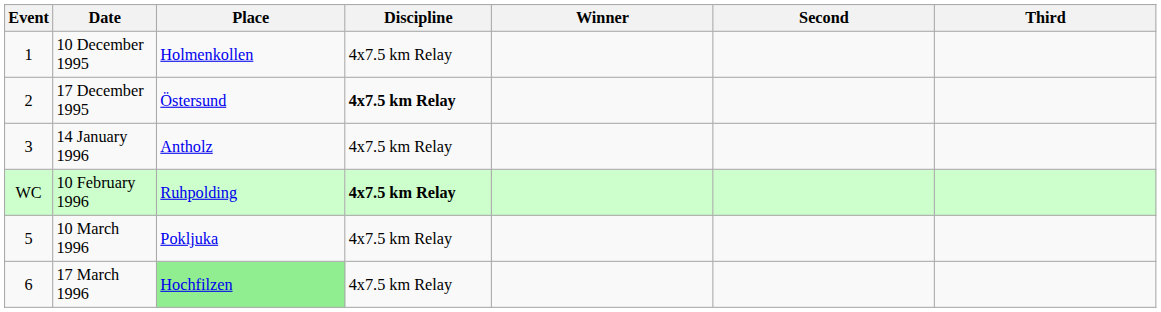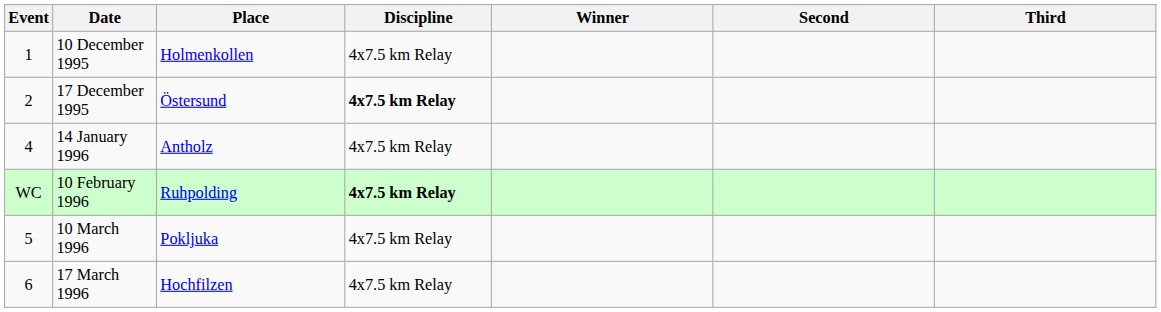(29, 146) 3 -> (29, 146) 4
(196, 284) lightgreen background -> (196, 284) no background
